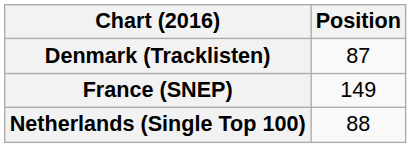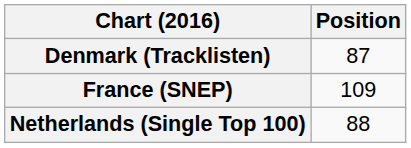(358, 90) 149 -> (358, 90) 109
